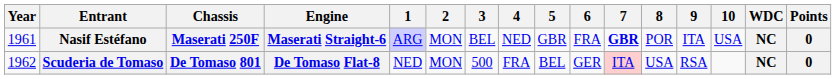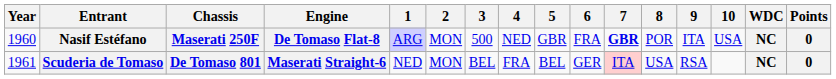(22, 39) 1961 -> (22, 39) 1960
(327, 39) Maserati Straight-6 -> (327, 39) De Tomaso Flat-8
(482, 39) BEL -> (482, 39) 500
(22, 63) 1962 -> (22, 63) 1961
(327, 63) De Tomaso Flat-8 -> (327, 63) Maserati Straight-6
(482, 63) 500 -> (482, 63) BEL
